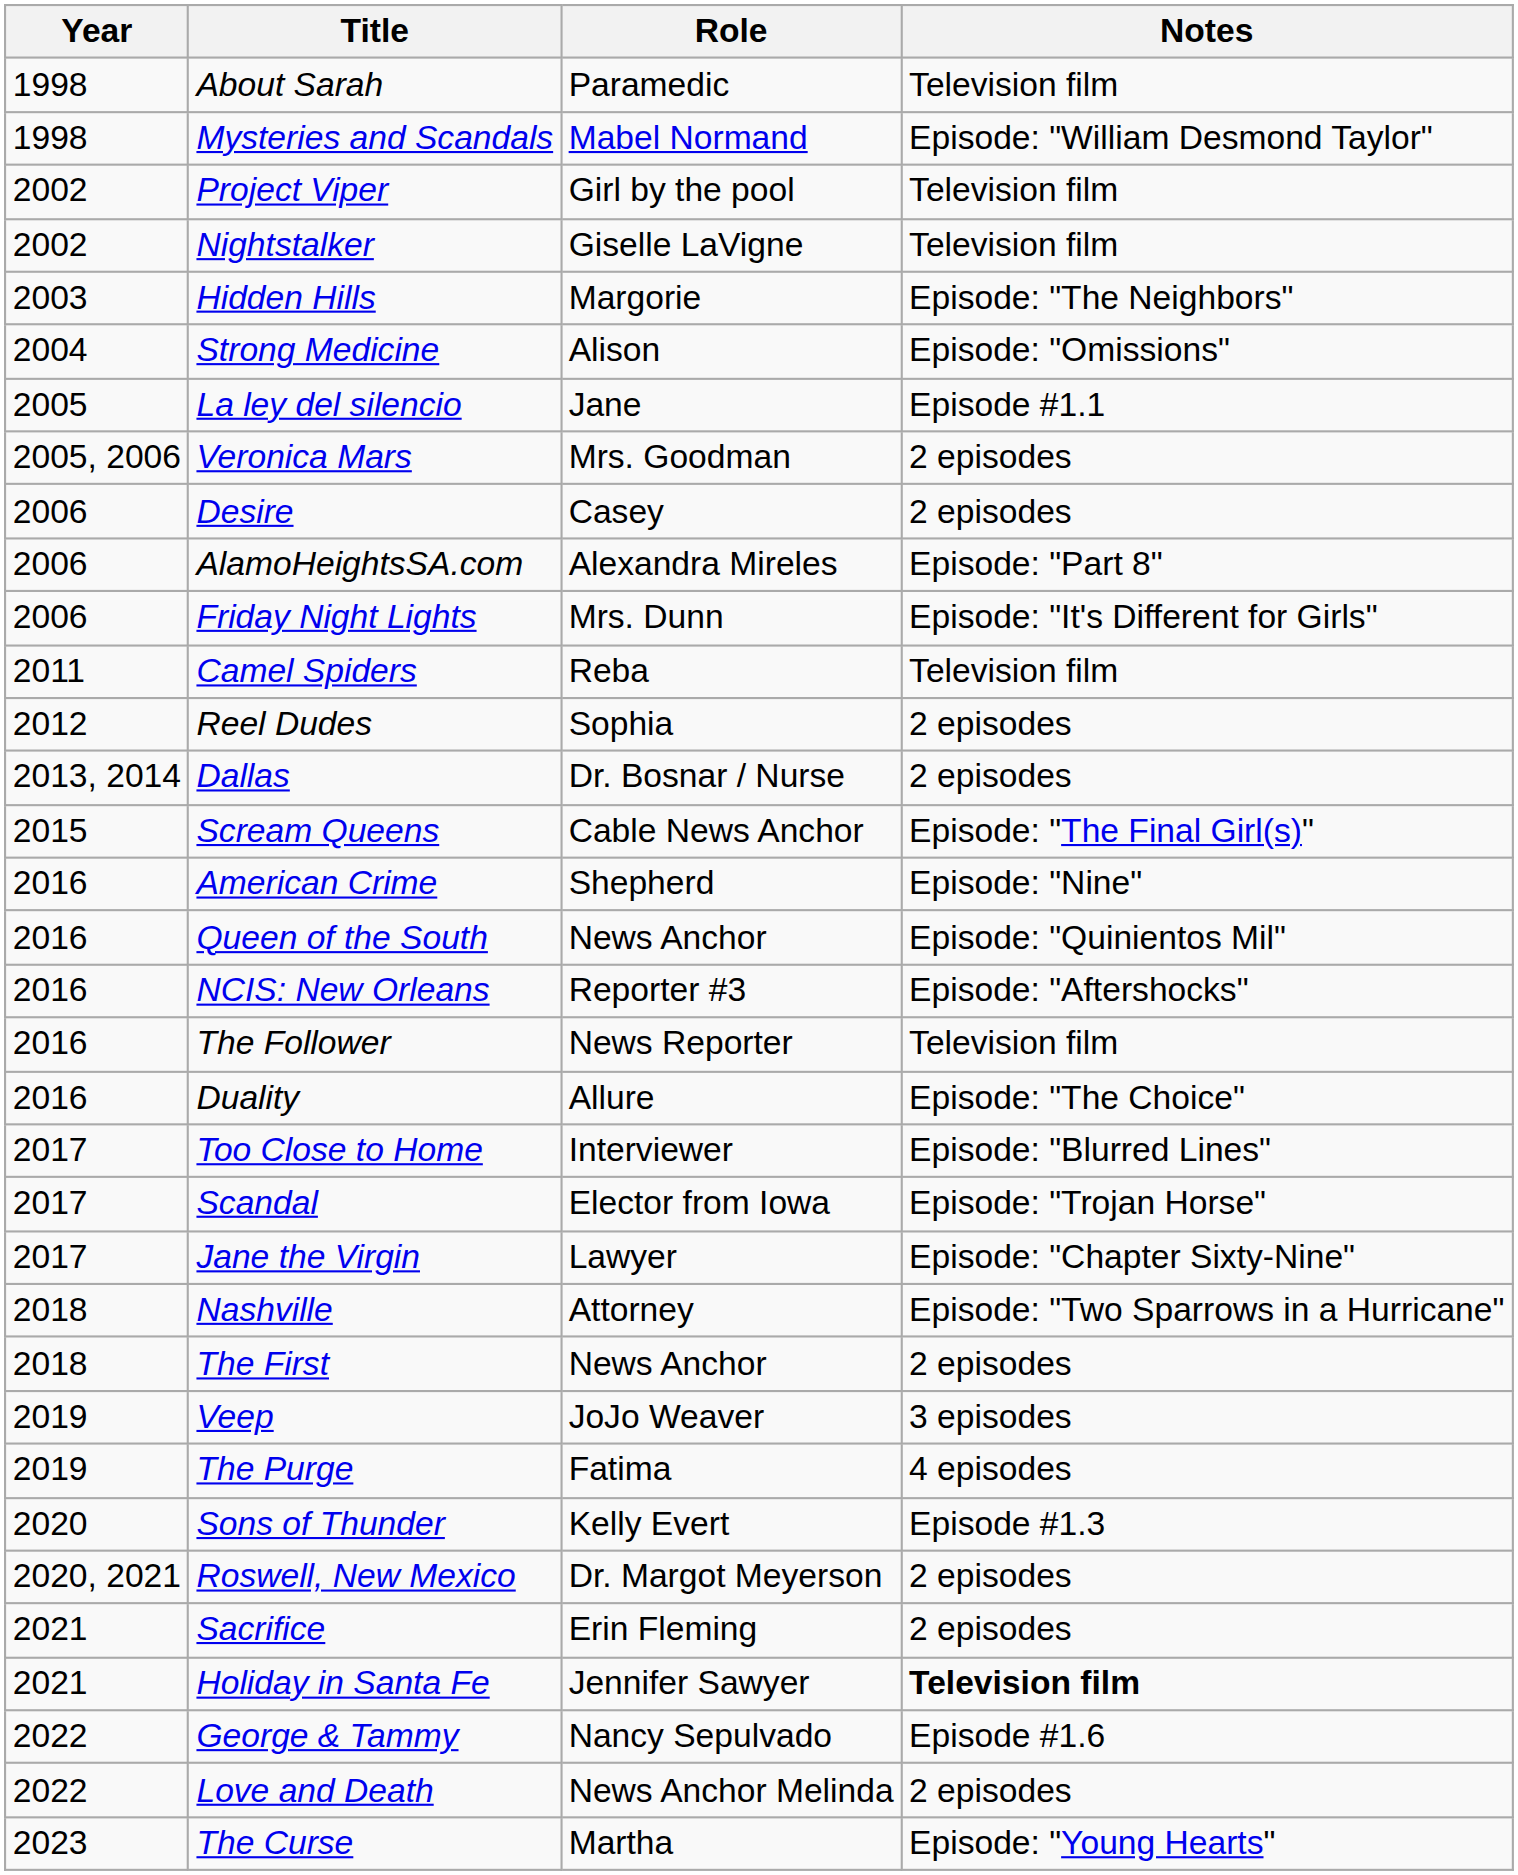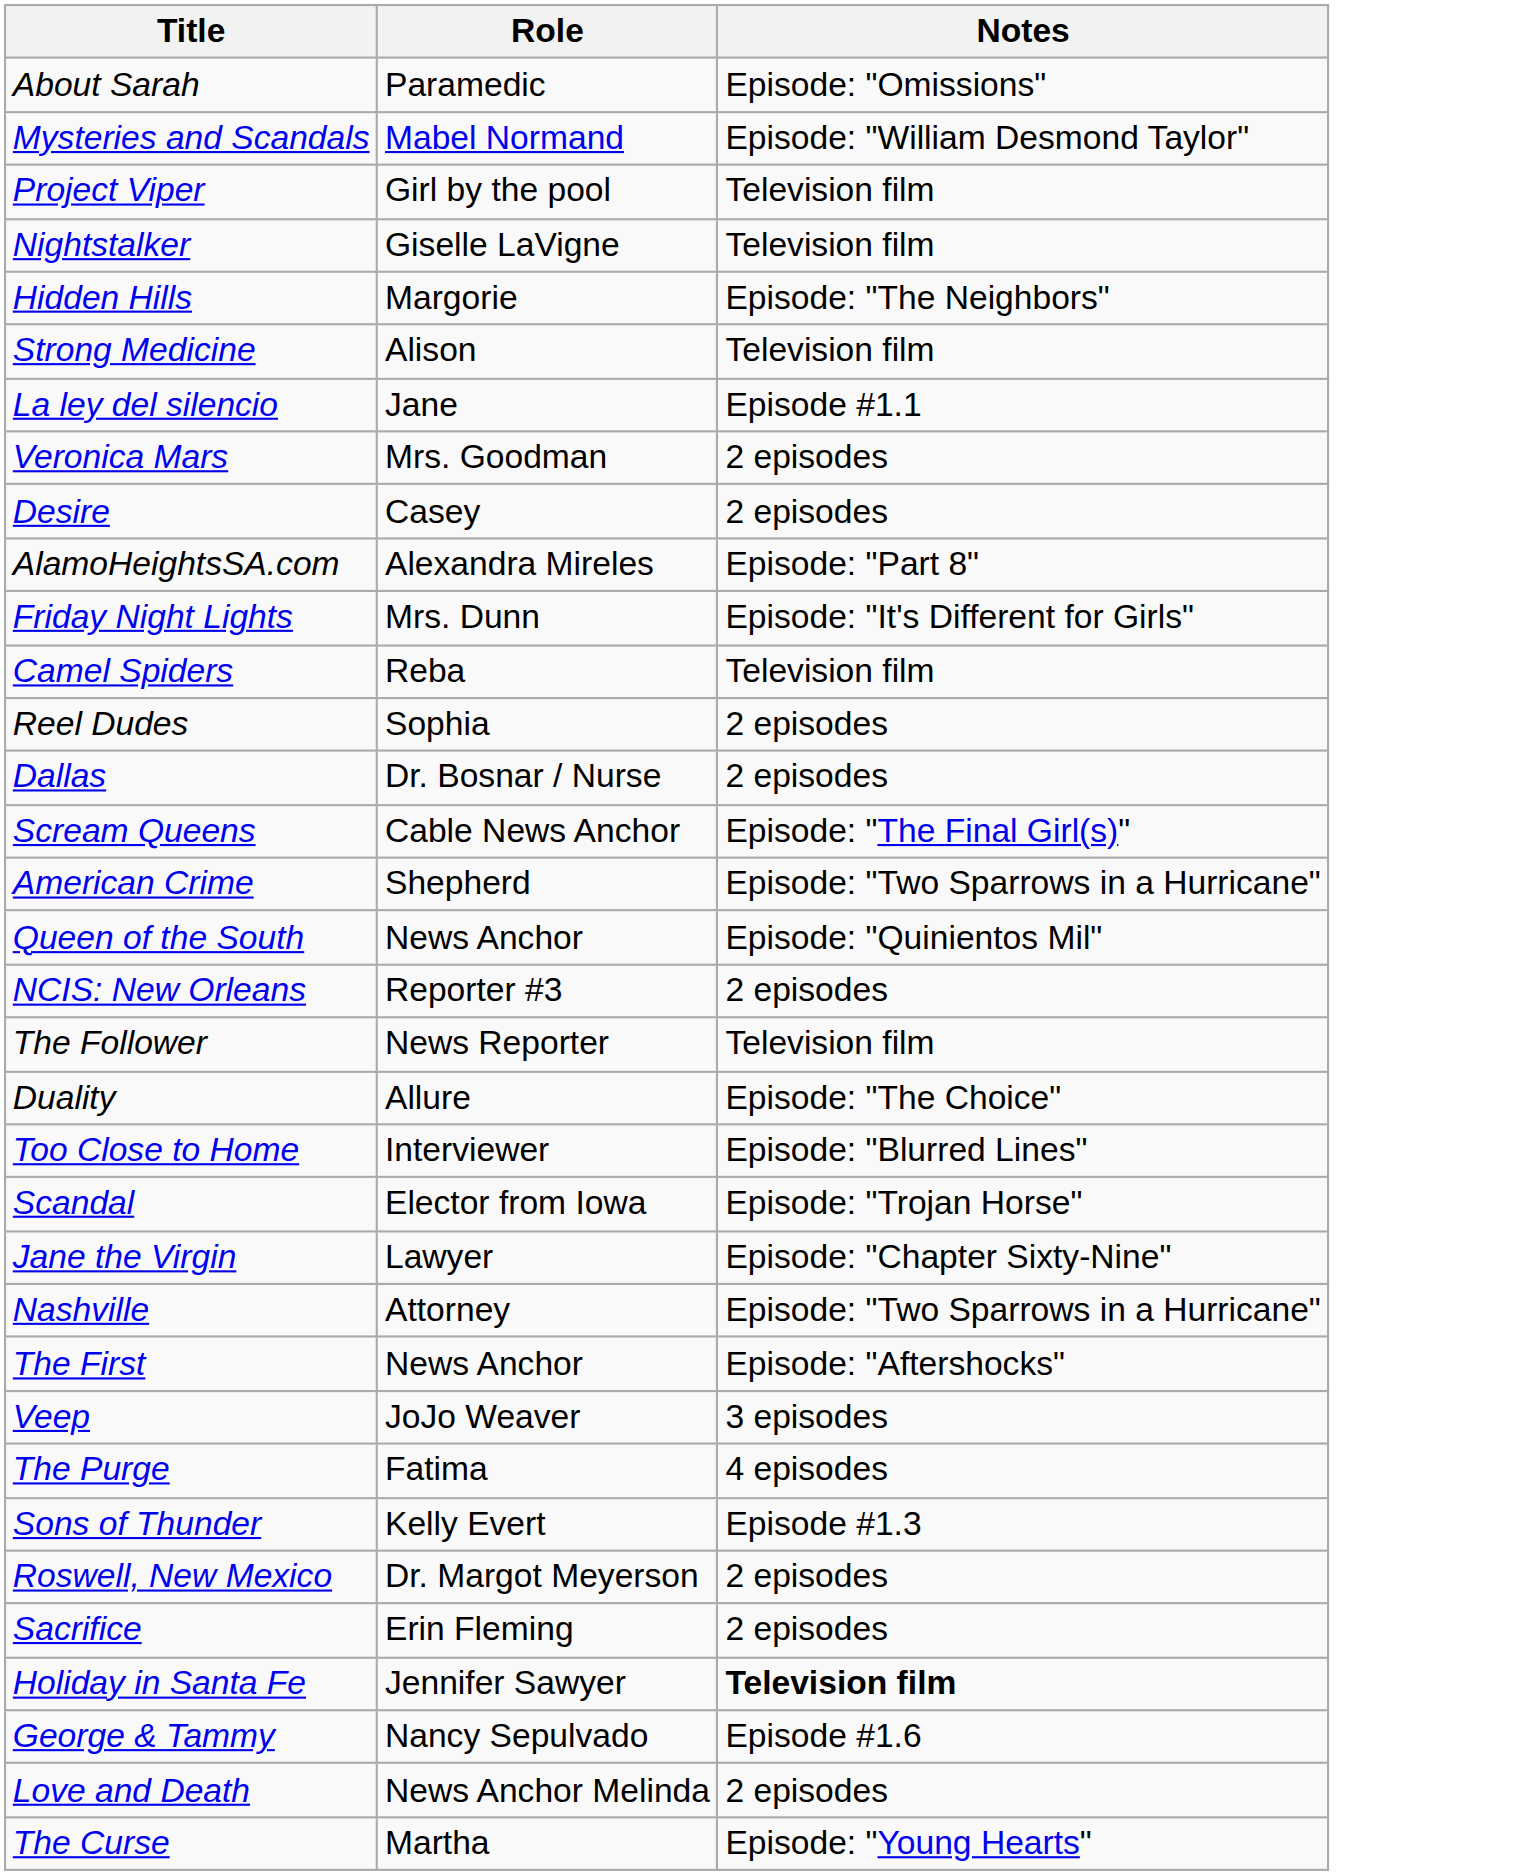- column: (97, 31)
(1014, 84) Television film -> (886, 84) Episode: "Omissions"
(1069, 350) Episode: "Omissions" -> (830, 350) Television film
(1026, 883) Episode: "Nine" -> (1023, 883) Episode: "Two Sparrows in a Hurricane"
(1079, 990) Episode: "Aftershocks" -> (807, 990) 2 episodes
(990, 1363) 2 episodes -> (895, 1363) Episode: "Aftershocks"
